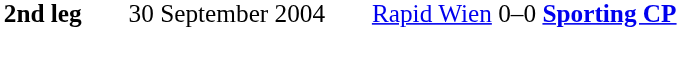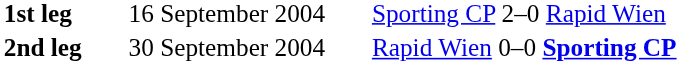+ row: (38, 13)
